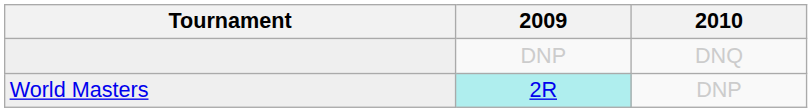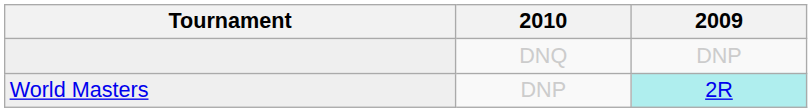columns swapped: (543, 21) <-> (719, 21)
